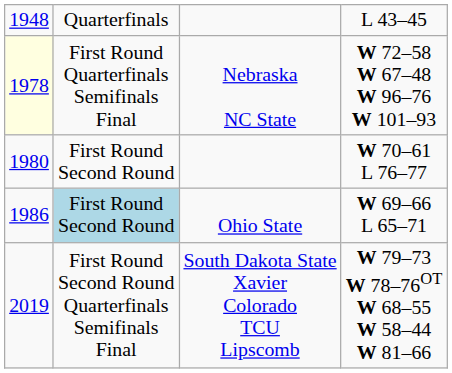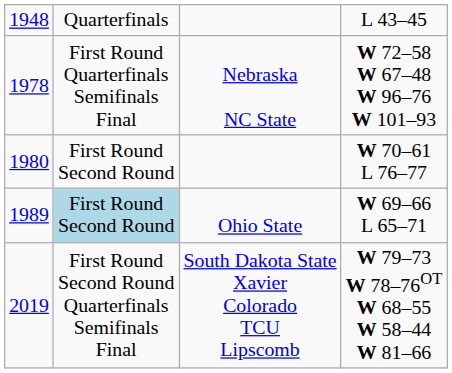(29, 85) lightyellow background -> (29, 85) no background
(29, 215) 1986 -> (29, 215) 1989
